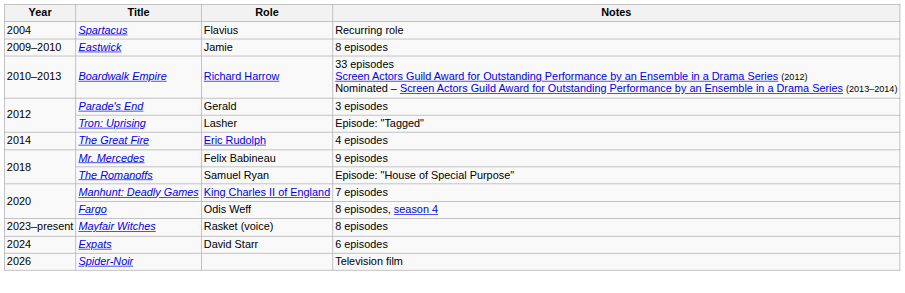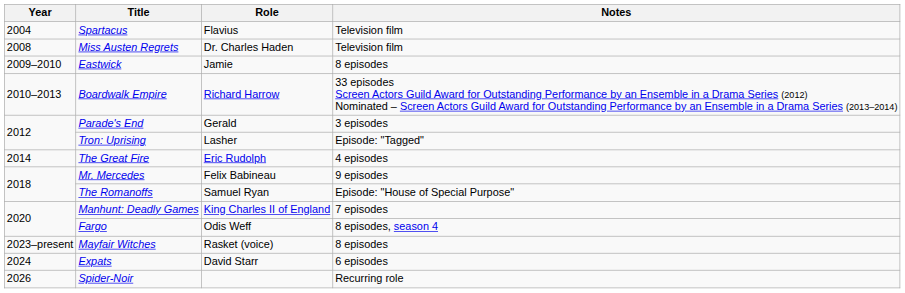(369, 30) Recurring role -> (369, 30) Television film
+ row: (128, 47)
(369, 261) Television film -> (369, 279) Recurring role
